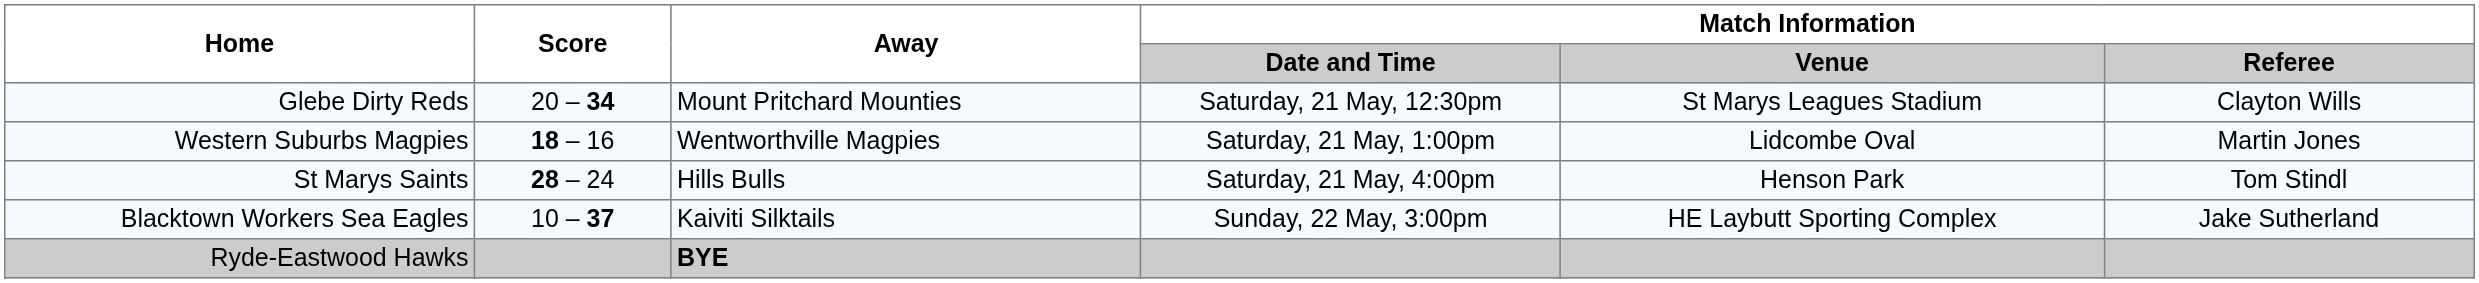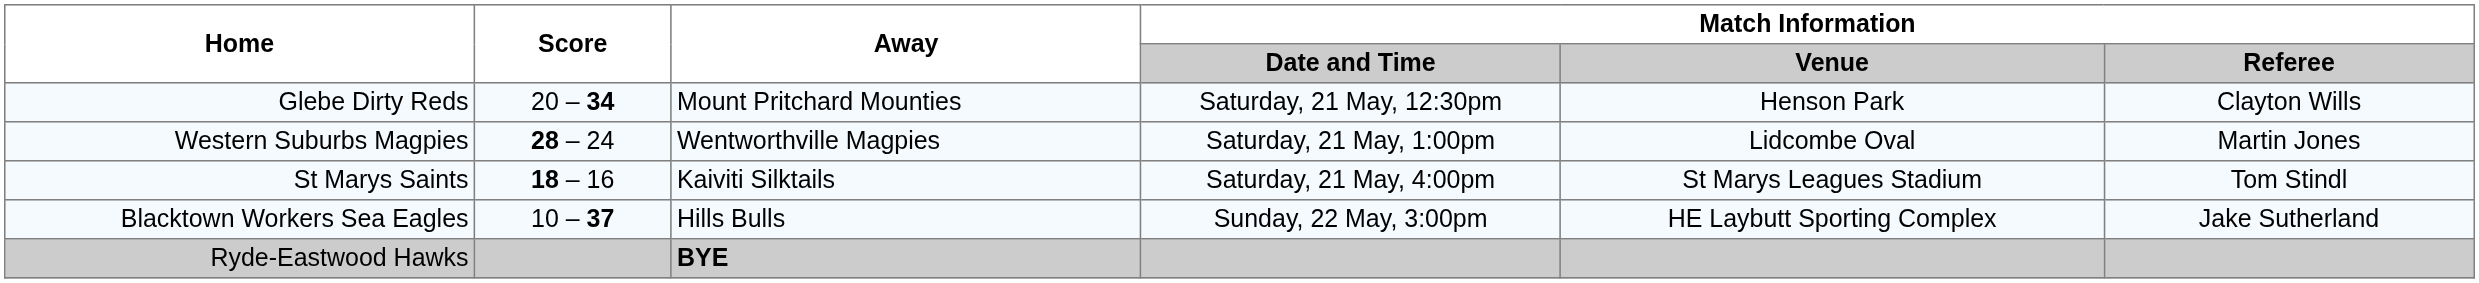(1832, 101) St Marys Leagues Stadium -> (1832, 101) Henson Park
(573, 140) 18 – 16 -> (573, 140) 28 – 24
(573, 179) 28 – 24 -> (573, 179) 18 – 16
(731, 179) Hills Bulls -> (756, 179) Kaiviti Silktails
(1832, 179) Henson Park -> (1832, 179) St Marys Leagues Stadium
(756, 218) Kaiviti Silktails -> (731, 218) Hills Bulls
